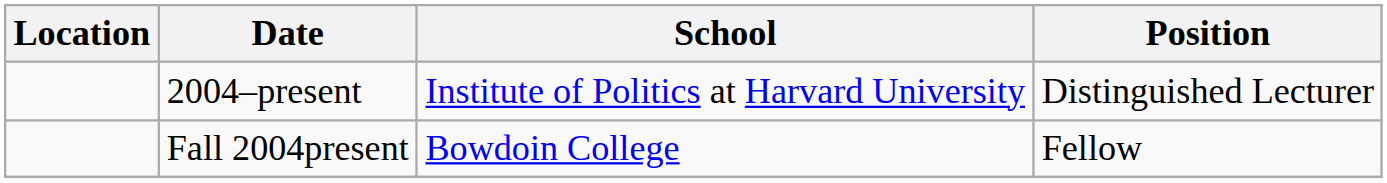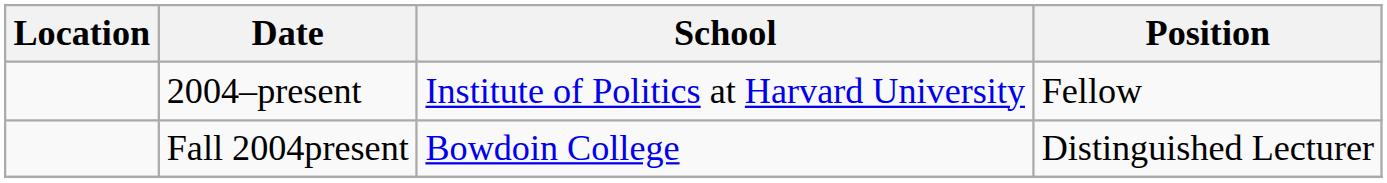(1208, 90) Distinguished Lecturer -> (1092, 90) Fellow
(1092, 147) Fellow -> (1208, 147) Distinguished Lecturer
